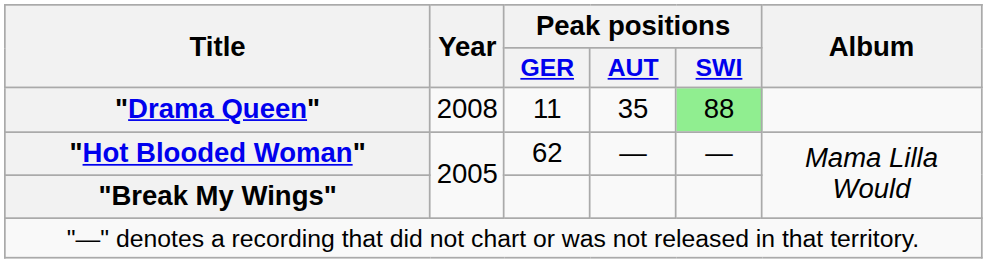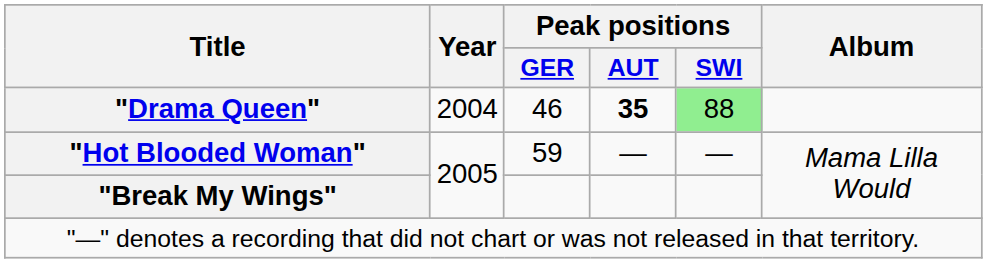(467, 109) 2008 -> (467, 109) 2004
(547, 109) 11 -> (547, 109) 46
(633, 109) normal -> (633, 109) bold
(547, 152) 62 -> (547, 152) 59
